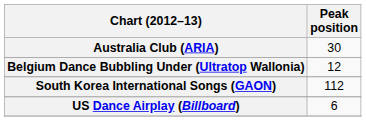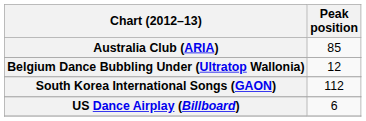(334, 47) 30 -> (334, 47) 85
